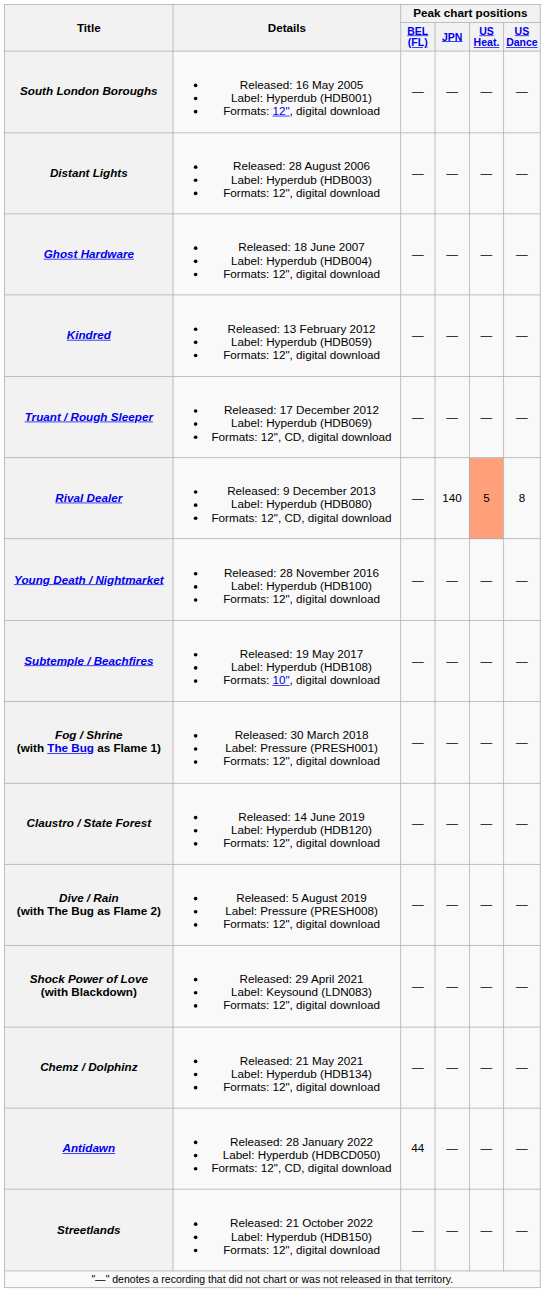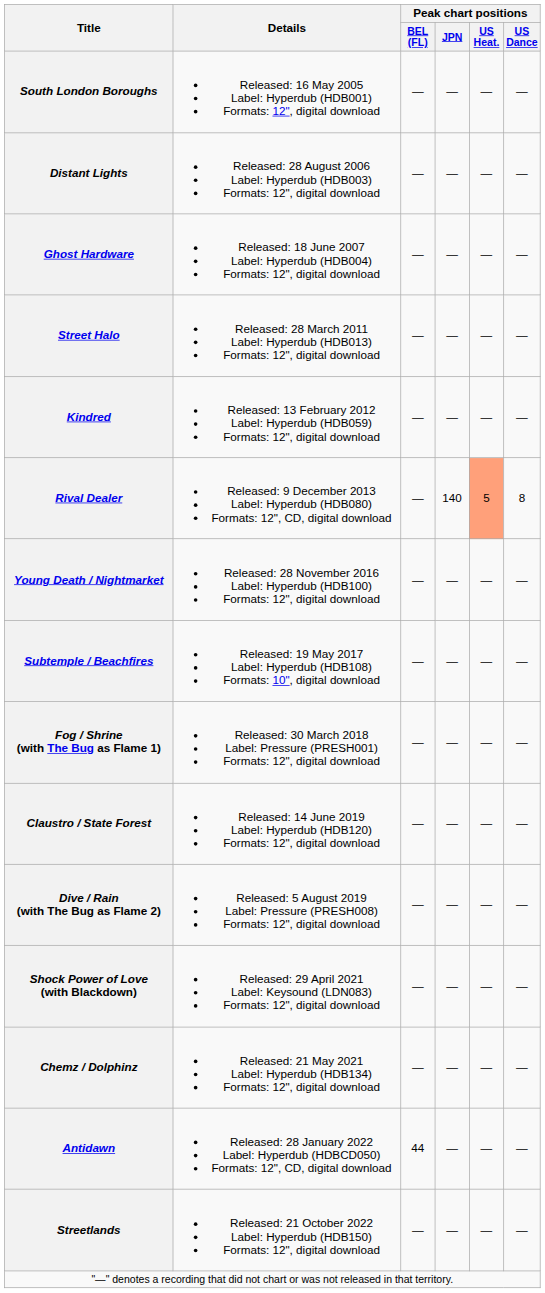+ row: (89, 335)
- row: (89, 417)
